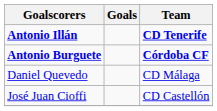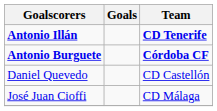(171, 75) CD Málaga -> (176, 75) CD Castellón
(176, 96) CD Castellón -> (171, 96) CD Málaga
